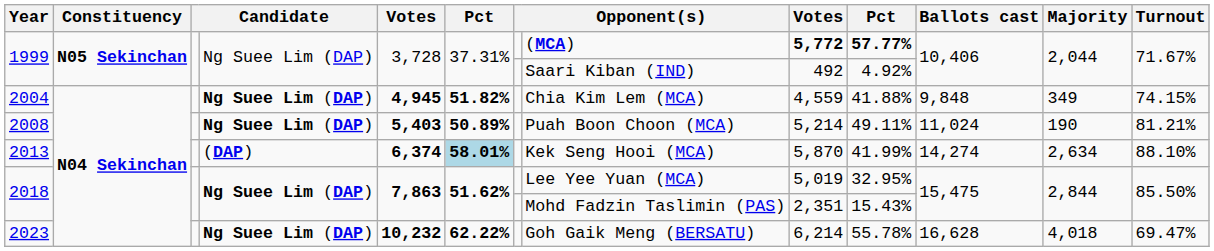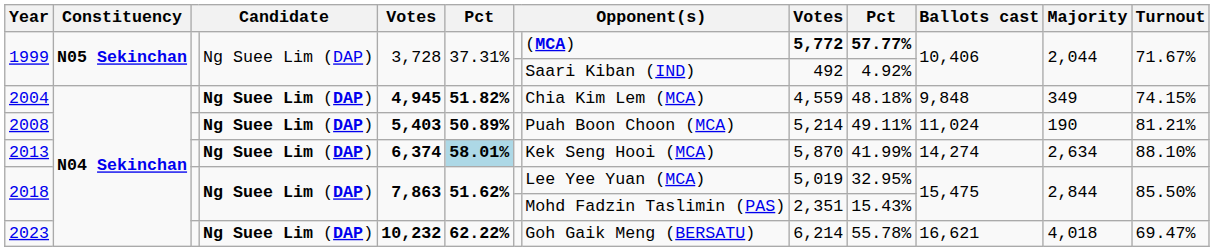(881, 99) 41.88% -> (881, 99) 48.18%
(228, 153) (DAP) -> (288, 153) Ng Suee Lim (DAP)
(949, 233) 16,628 -> (949, 233) 16,621
